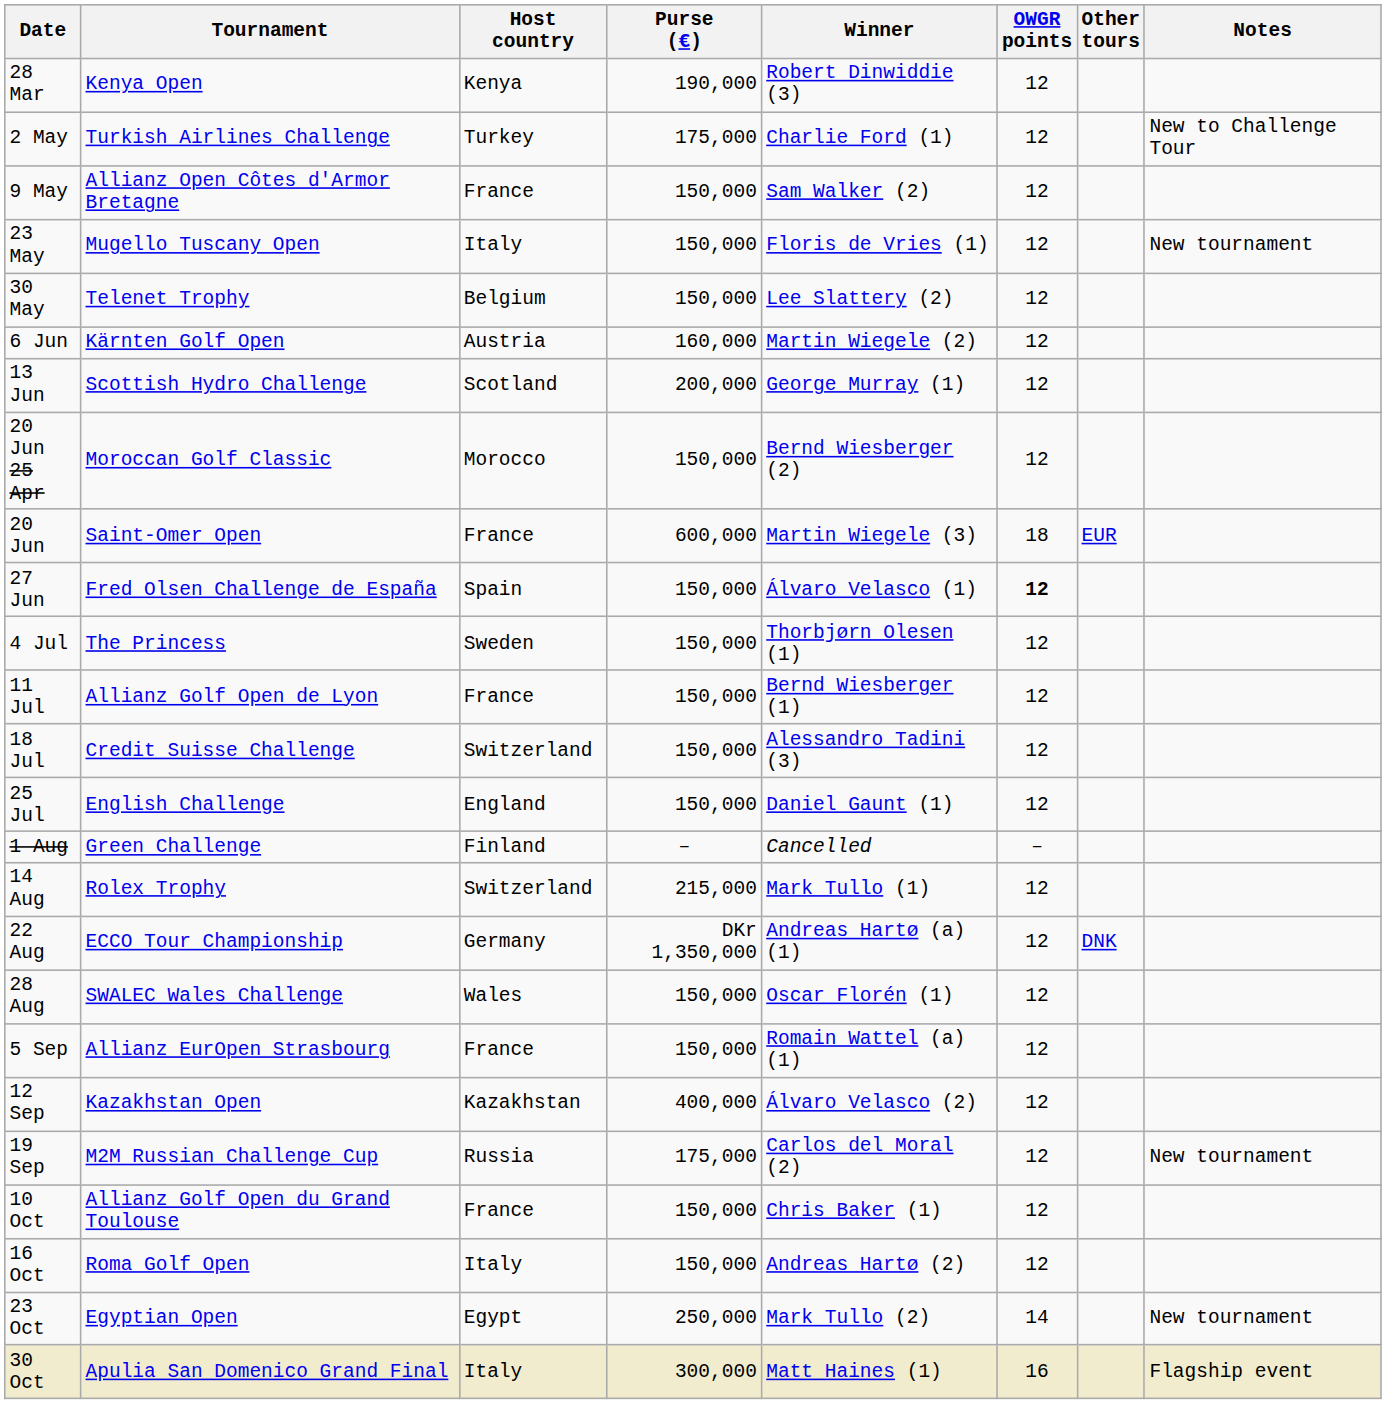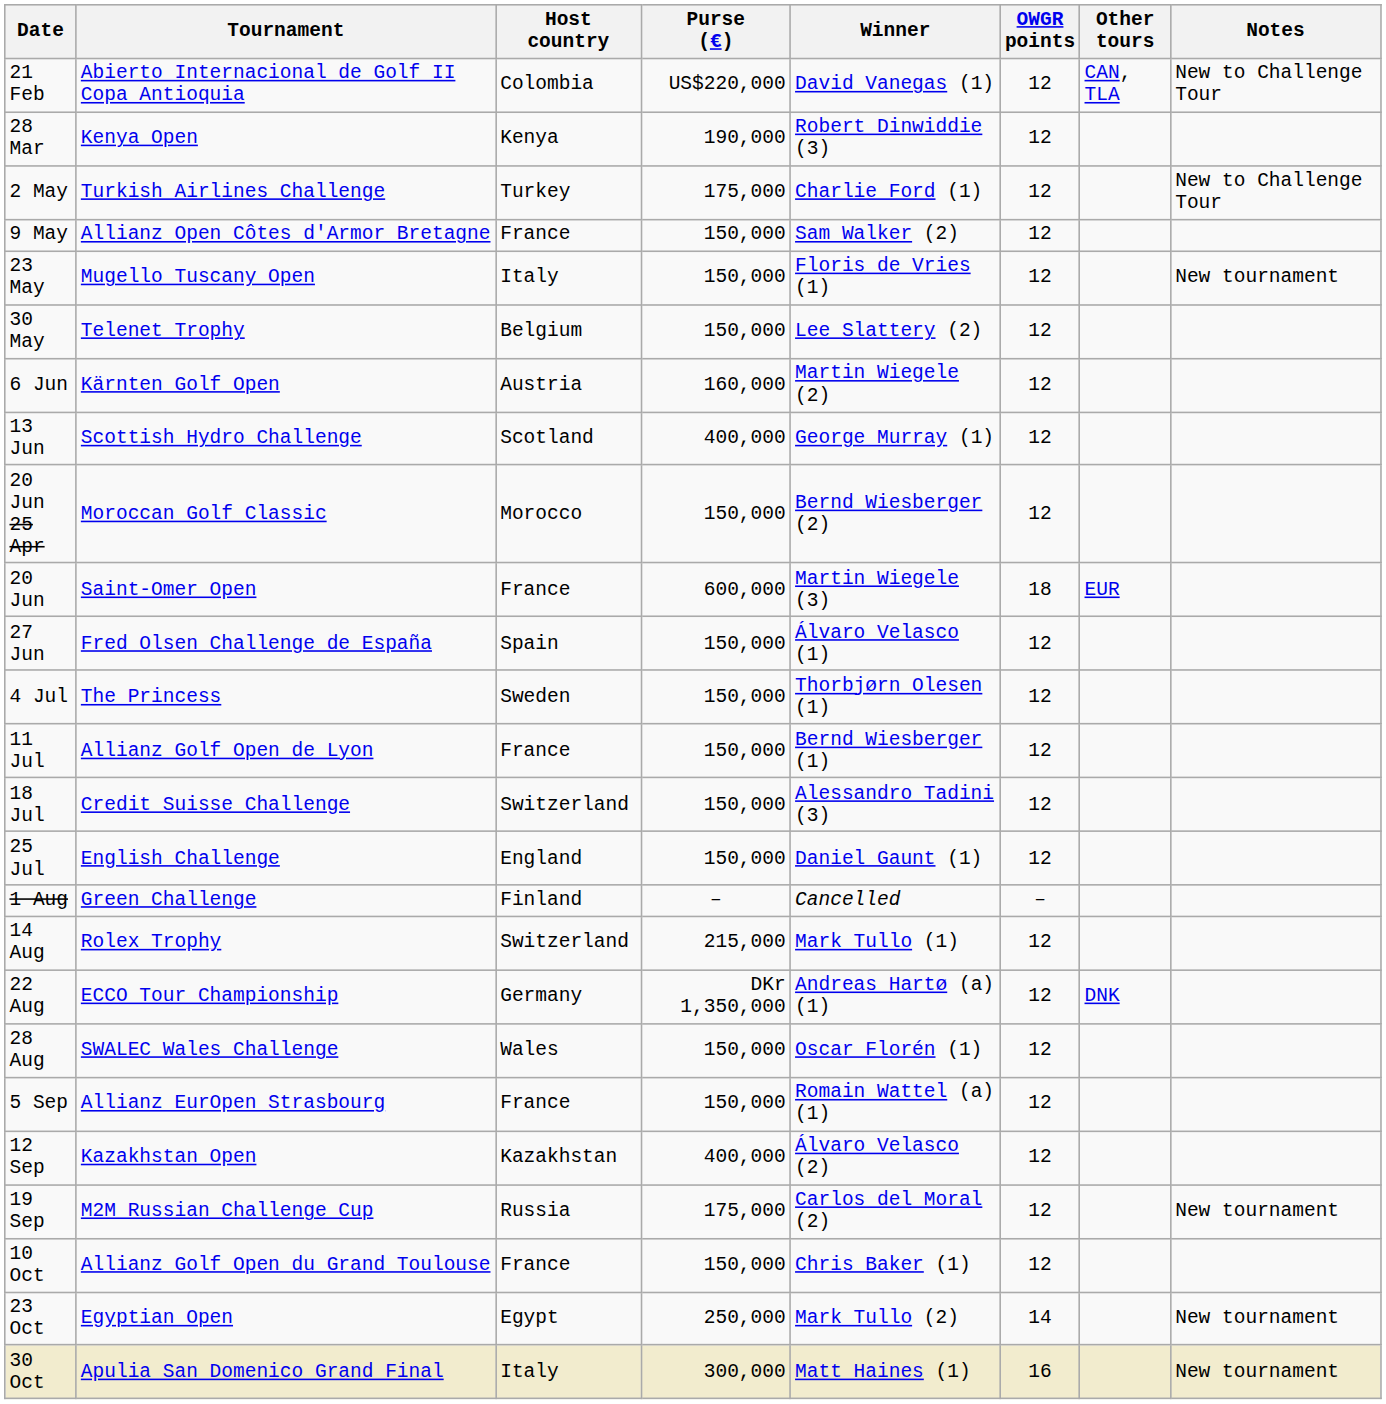+ row: (27, 86)
(716, 385) 200,000 -> (745, 439) 400,000
(1037, 590) bold -> (1040, 644) normal
- row: (27, 1265)
(1231, 1372) Flagship event -> (1257, 1372) New tournament
